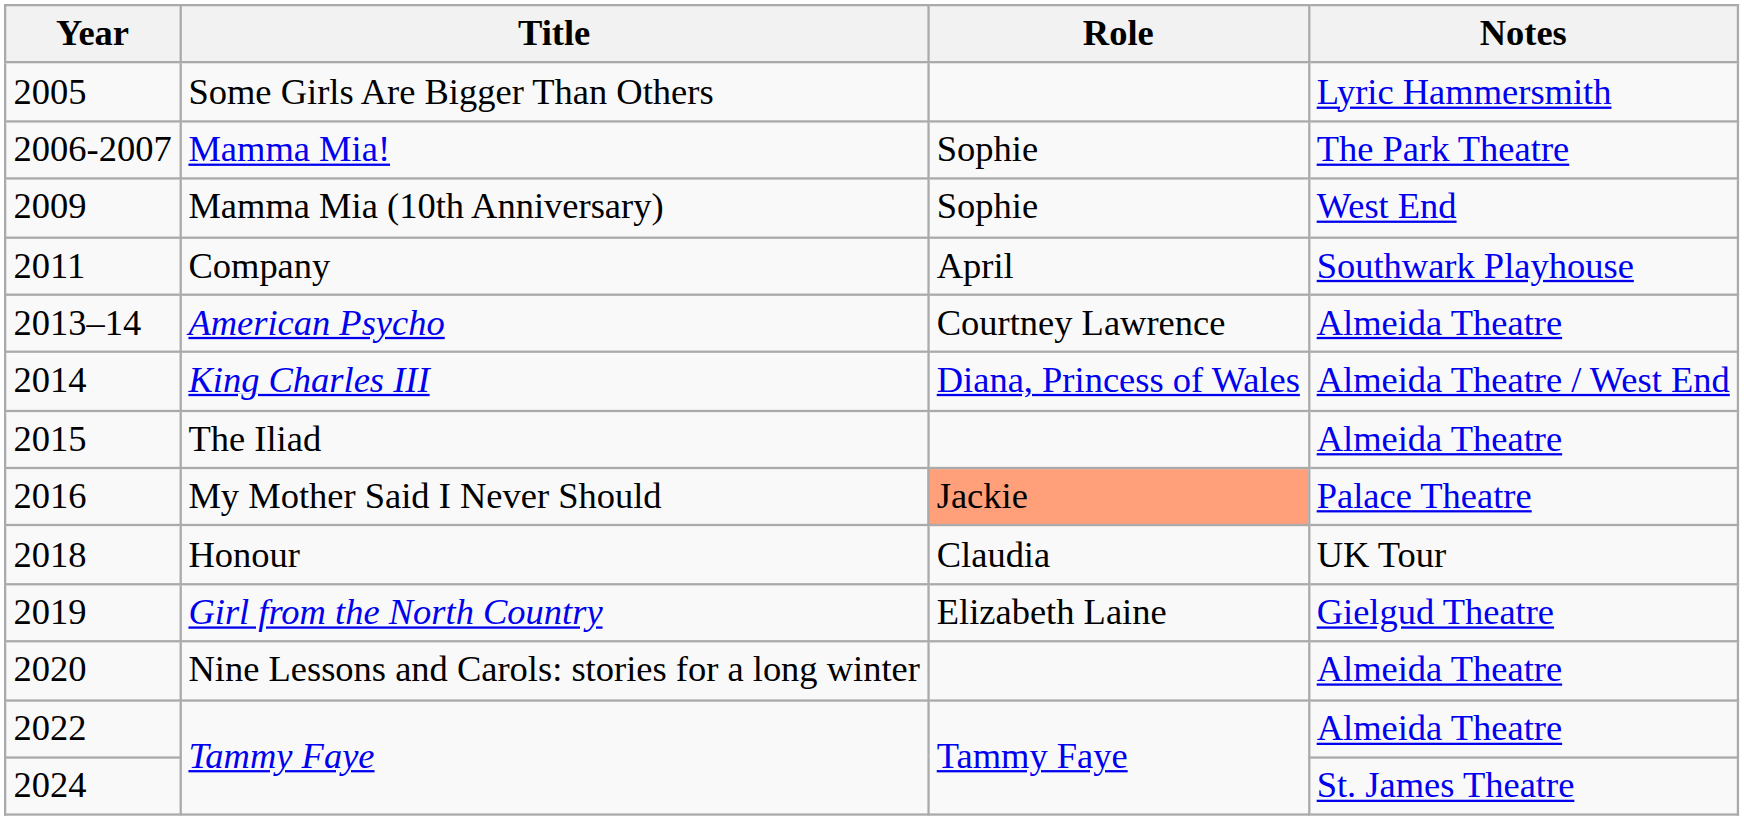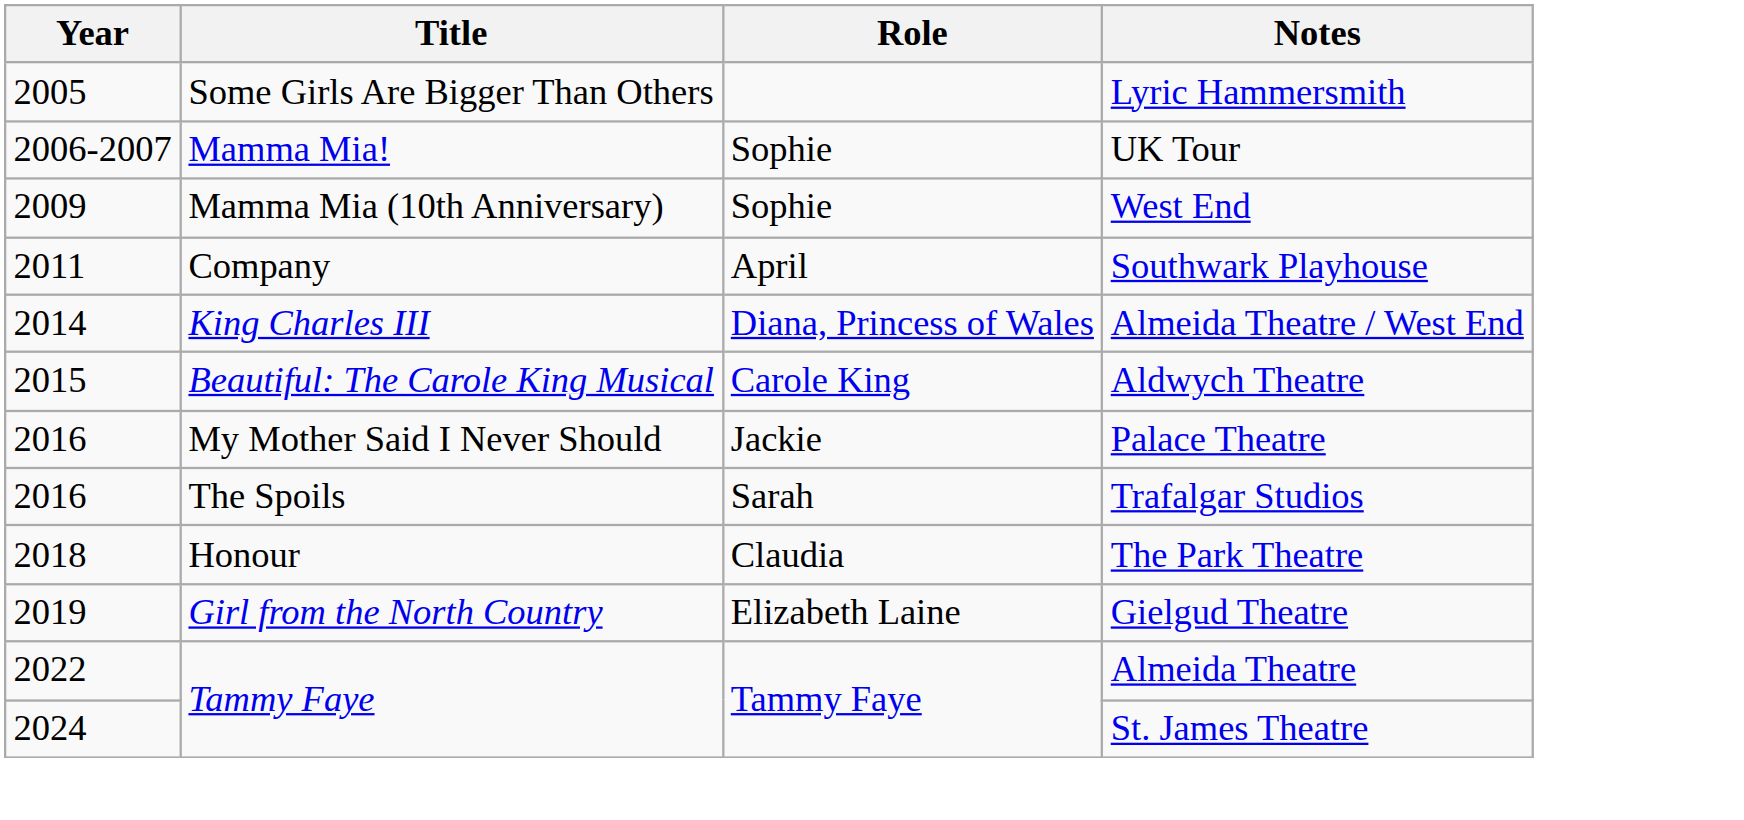(1443, 149) The Park Theatre -> (1175, 149) UK Tour
- row: (77, 322)
+ row: (50, 380)
- row: (50, 438)
(982, 496) lightsalmon background -> (776, 438) no background
+ row: (50, 496)
(1381, 554) UK Tour -> (1237, 554) The Park Theatre
- row: (50, 669)
